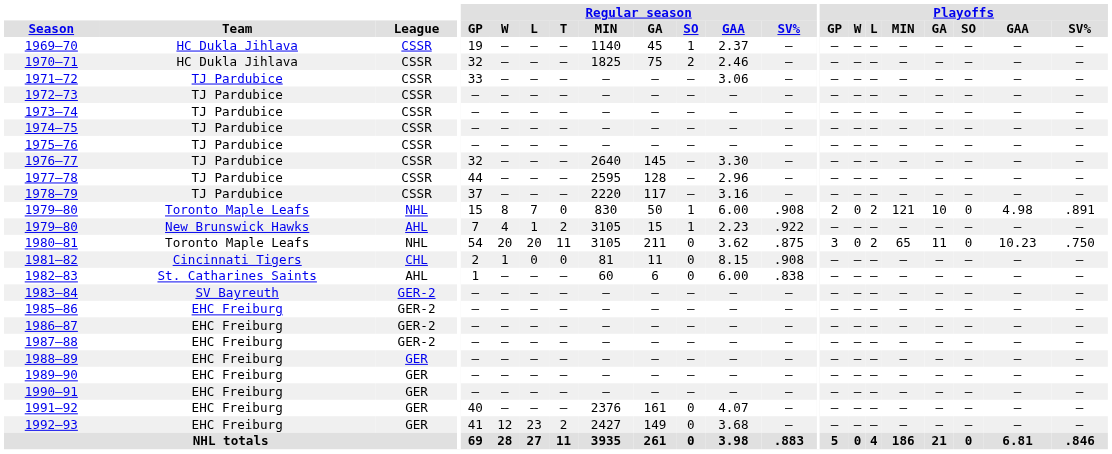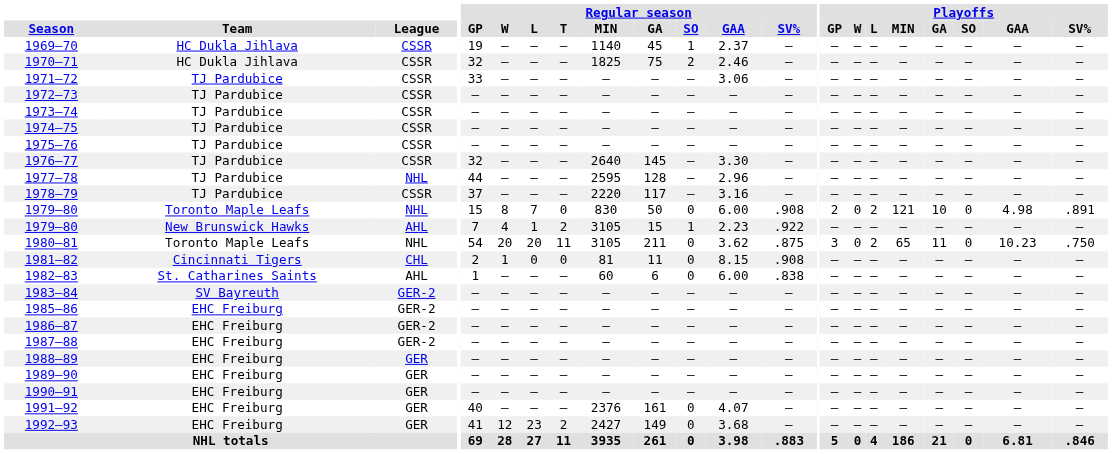(417, 177) CSSR -> (417, 177) NHL
(691, 210) 1 -> (691, 210) 0
